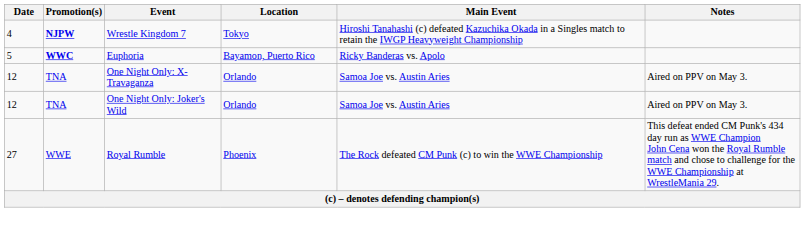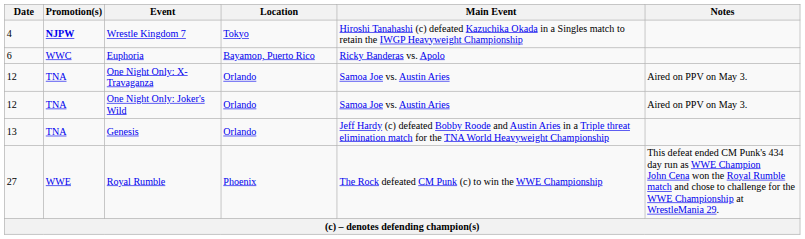(9, 55) 5 -> (9, 55) 6
(60, 55) bold -> (59, 55) normal
+ row: (123, 132)
